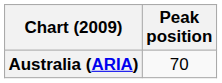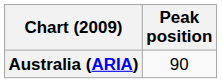(179, 63) 70 -> (179, 63) 90
